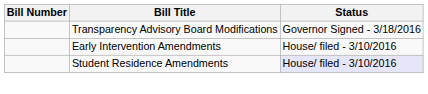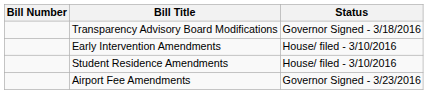(340, 64) lavender background -> (340, 64) no background
+ row: (131, 81)
